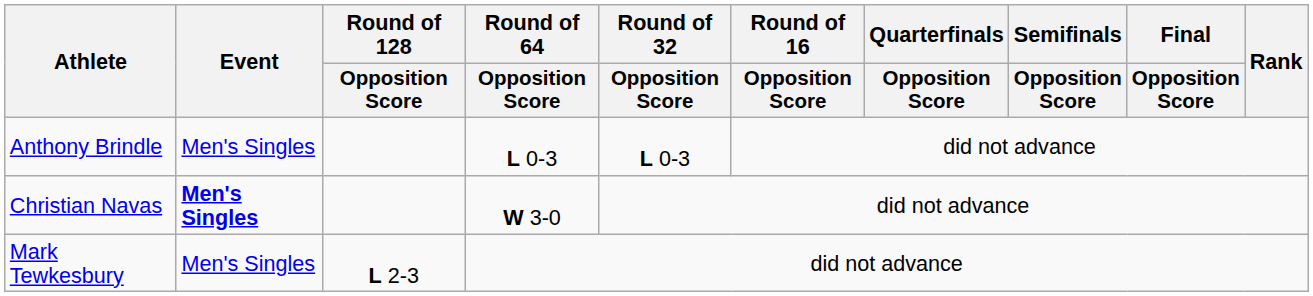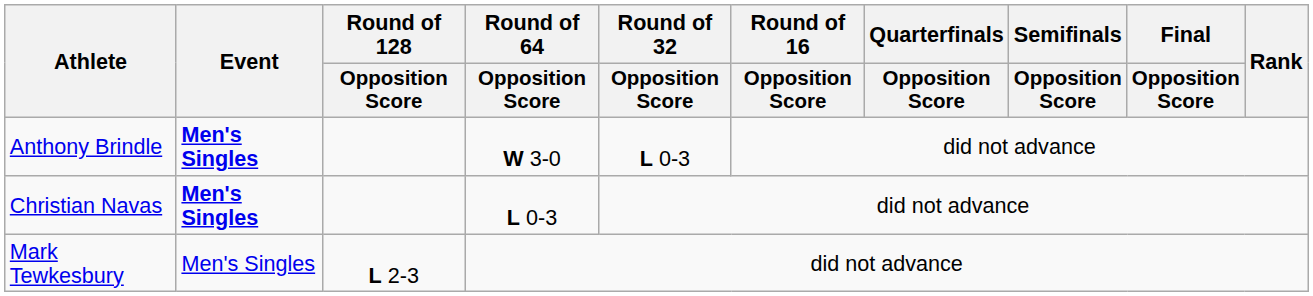(248, 147) normal -> (220, 147) bold
(532, 159) L 0-3 -> (532, 159) W 3-0
(532, 217) W 3-0 -> (532, 217) L 0-3
